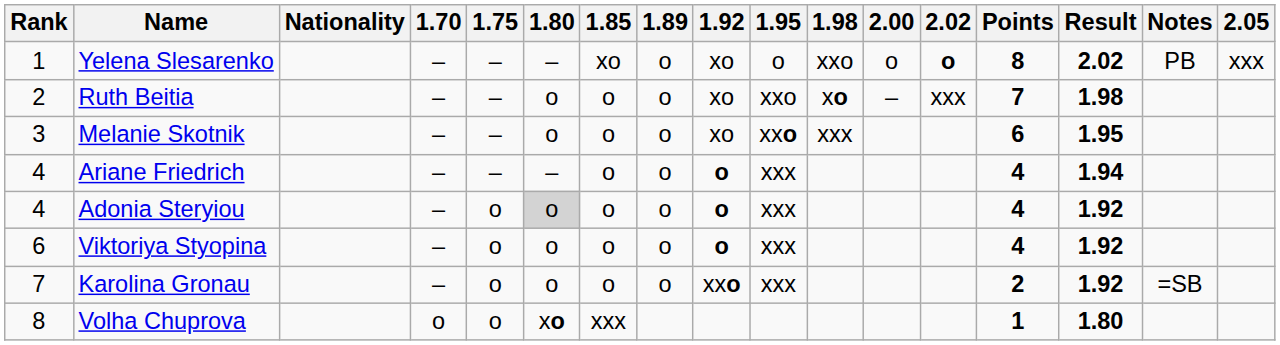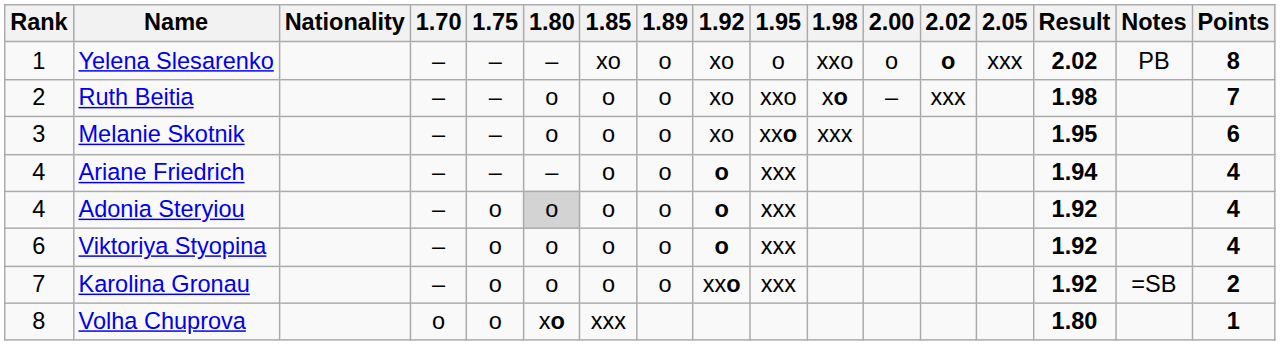columns swapped: (1246, 23) <-> (1018, 23)
